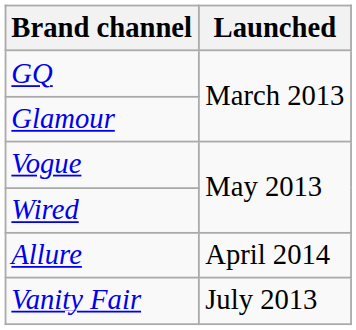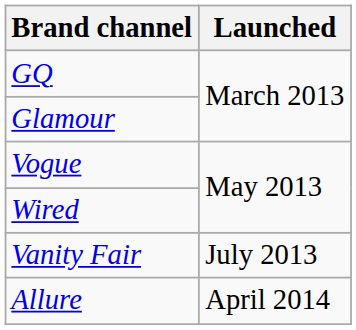rows swapped: (76, 300) <-> (47, 254)
